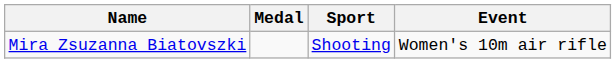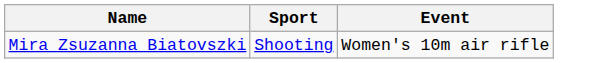- column: (279, 18)
